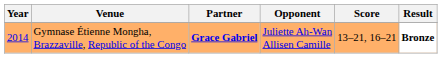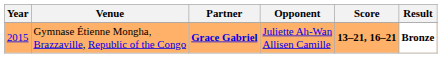(18, 37) 2014 -> (18, 37) 2015
(367, 37) normal -> (367, 37) bold
